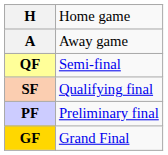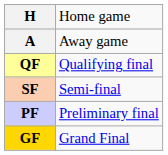(90, 65) Semi-final -> (106, 65) Qualifying final
(106, 89) Qualifying final -> (90, 89) Semi-final
